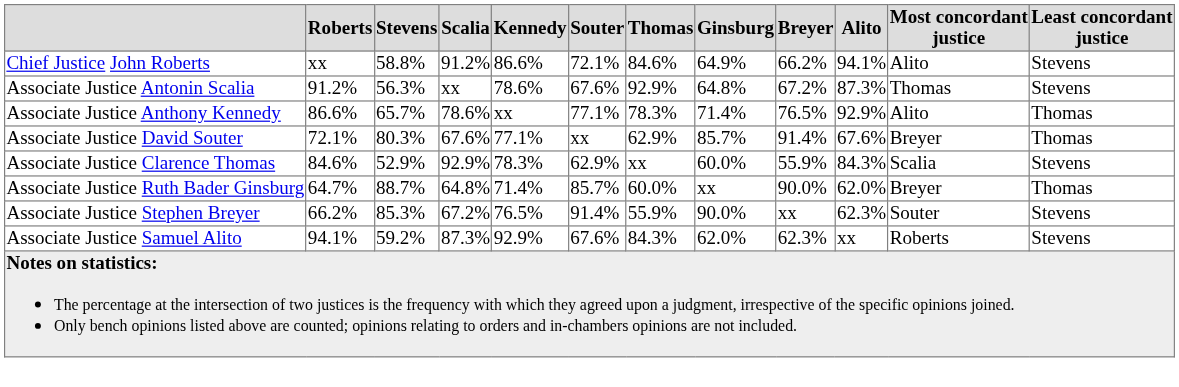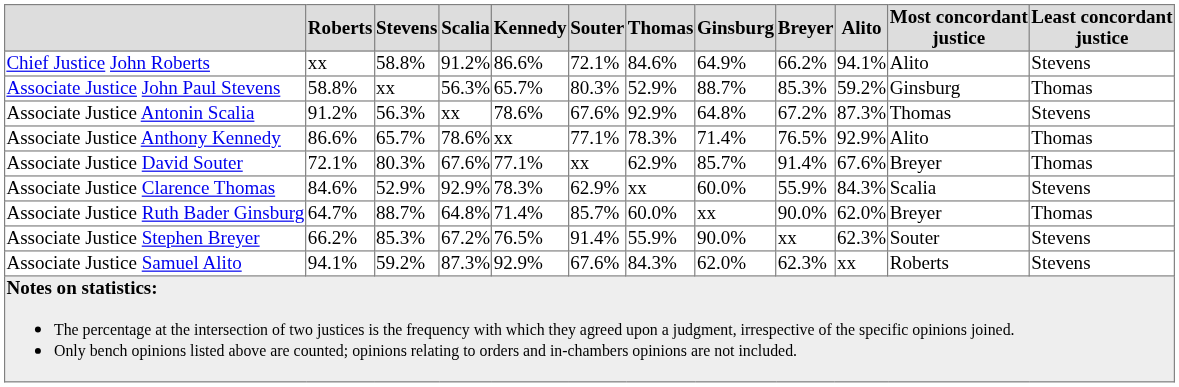+ row: (143, 88)
